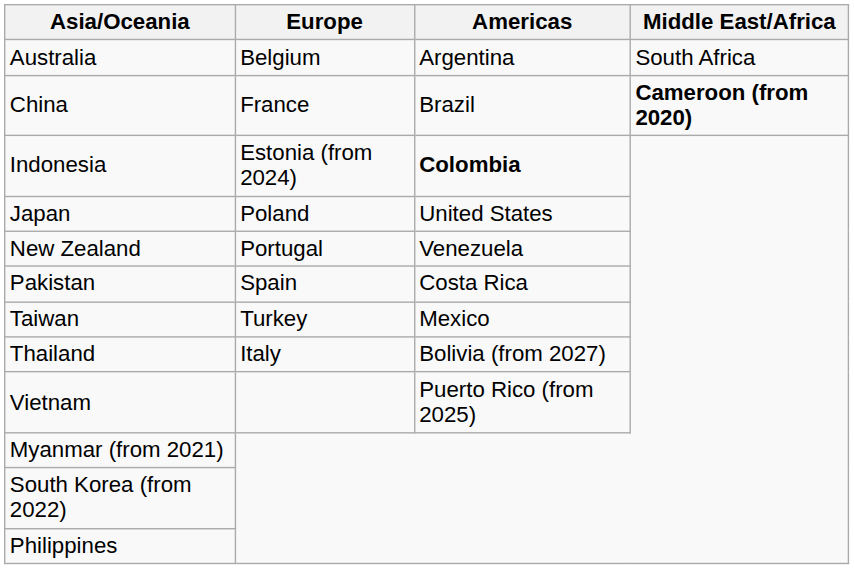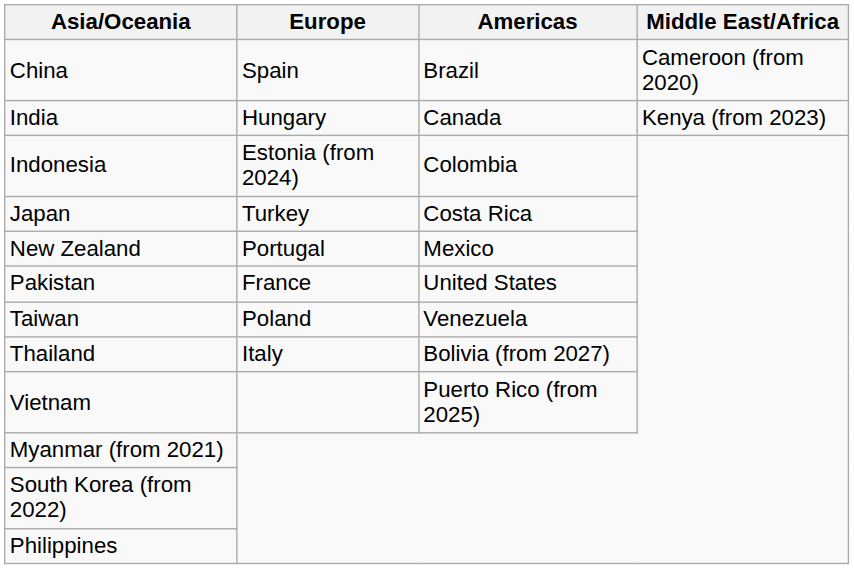- row: (53, 57)
(275, 105) France -> (270, 69) Spain
(722, 105) bold -> (723, 69) normal
+ row: (34, 117)
(470, 165) bold -> (470, 165) normal
(275, 213) Poland -> (276, 213) Turkey
(486, 213) United States -> (478, 213) Costa Rica
(471, 248) Venezuela -> (459, 248) Mexico
(269, 283) Spain -> (277, 283) France
(474, 283) Costa Rica -> (490, 283) United States
(274, 319) Turkey -> (277, 319) Poland
(454, 319) Mexico -> (475, 319) Venezuela
